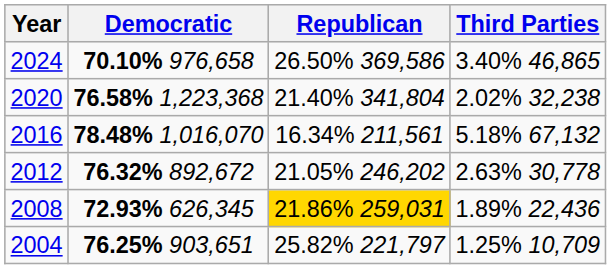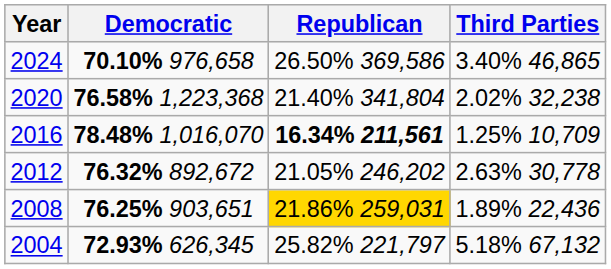(360, 135) normal -> (360, 135) bold
(528, 135) 5.18% 67,132 -> (528, 135) 1.25% 10,709
(168, 209) 72.93% 626,345 -> (168, 209) 76.25% 903,651
(168, 246) 76.25% 903,651 -> (168, 246) 72.93% 626,345
(528, 246) 1.25% 10,709 -> (528, 246) 5.18% 67,132
